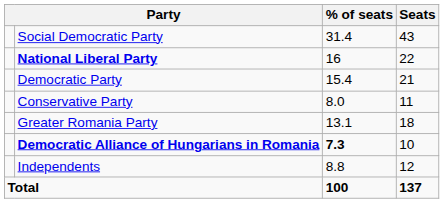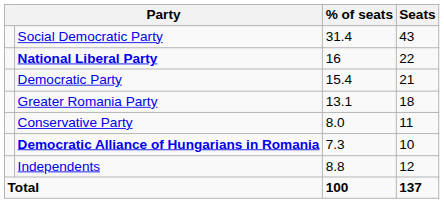rows swapped: (88, 123) <-> (75, 101)
(335, 144) bold -> (335, 144) normal
